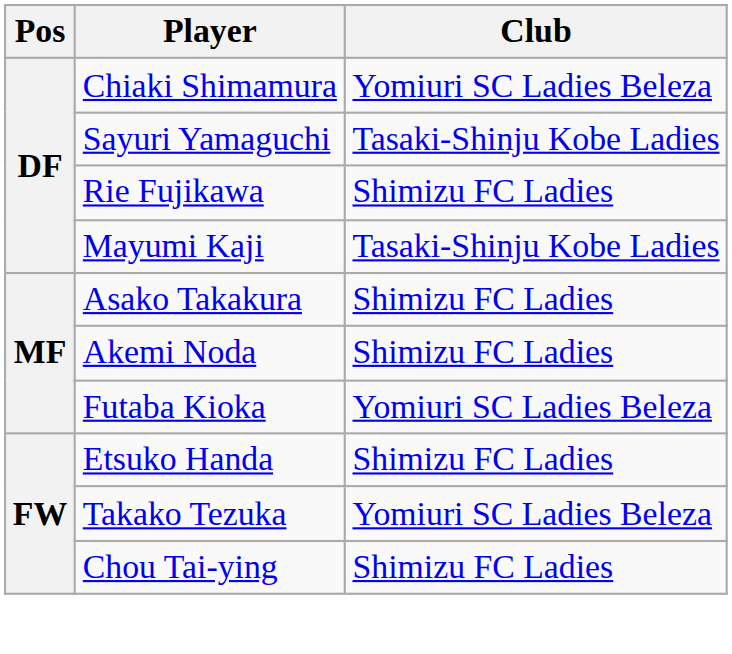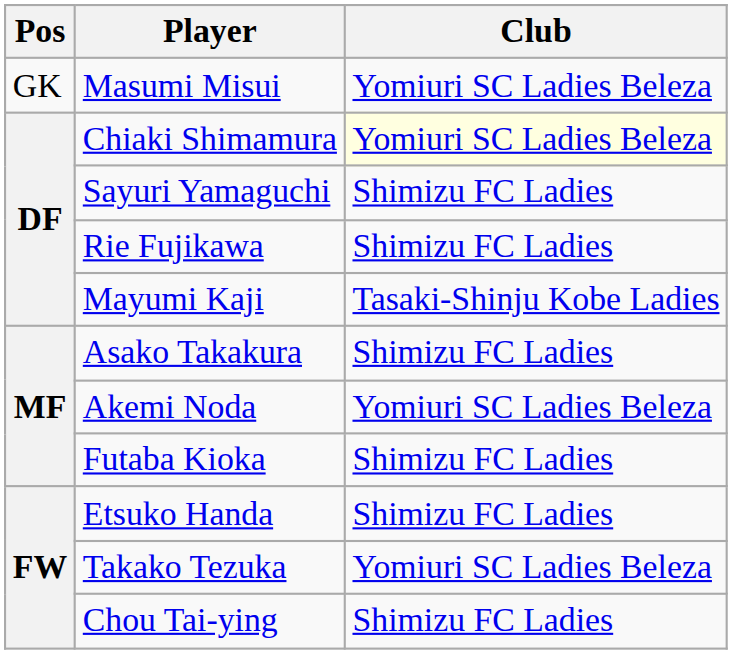+ row: (182, 84)
(532, 84) no background -> (532, 138) lightyellow background
(536, 138) Tasaki-Shinju Kobe Ladies -> (483, 191) Shimizu FC Ladies
(483, 352) Shimizu FC Ladies -> (532, 406) Yomiuri SC Ladies Beleza
(532, 406) Yomiuri SC Ladies Beleza -> (483, 459) Shimizu FC Ladies
